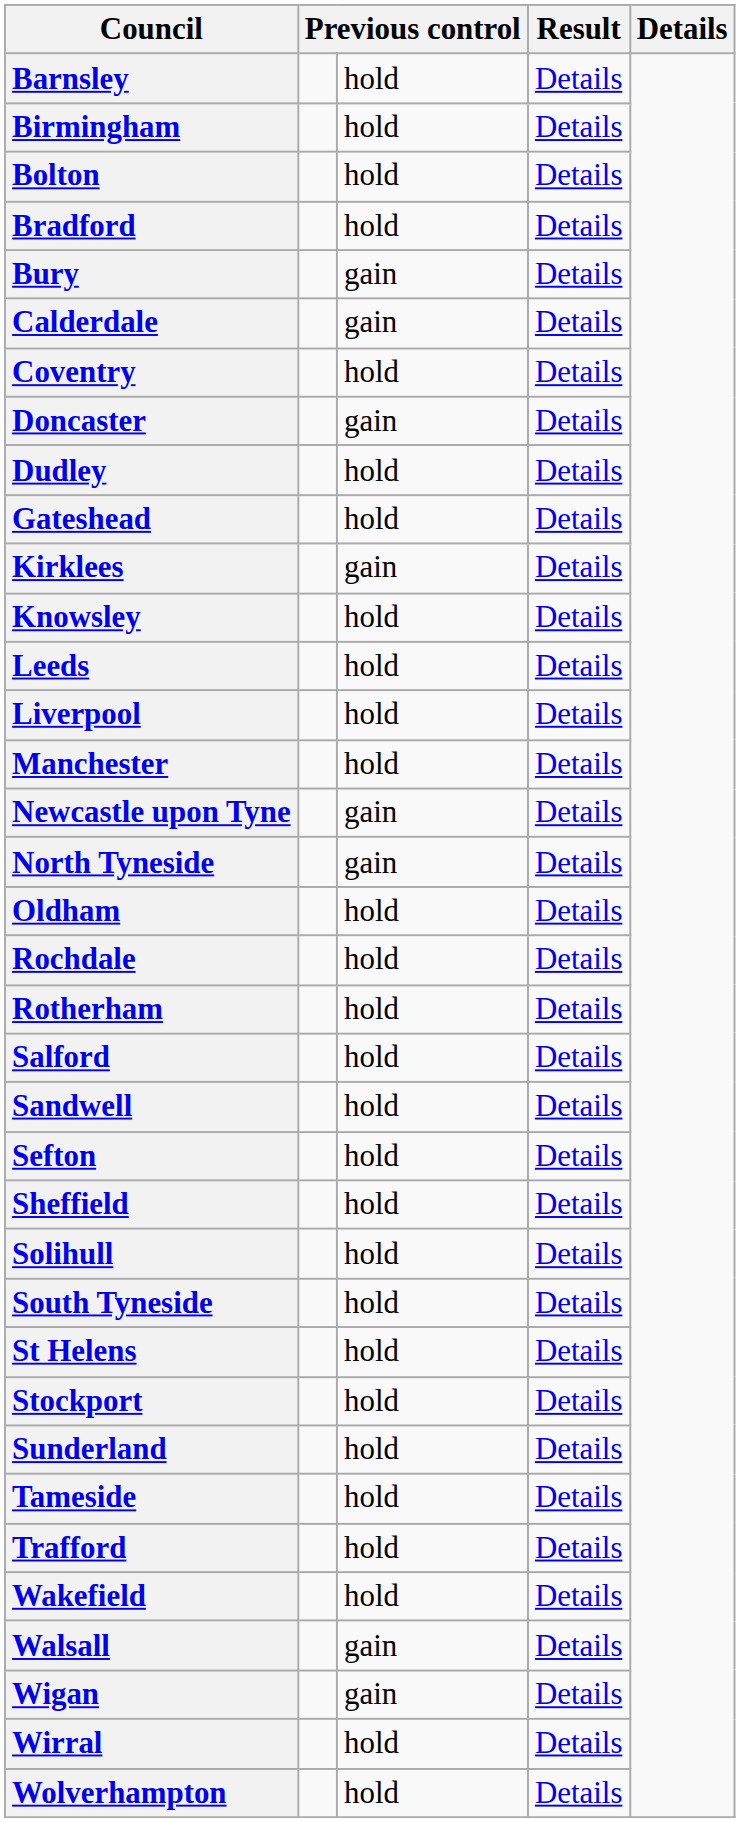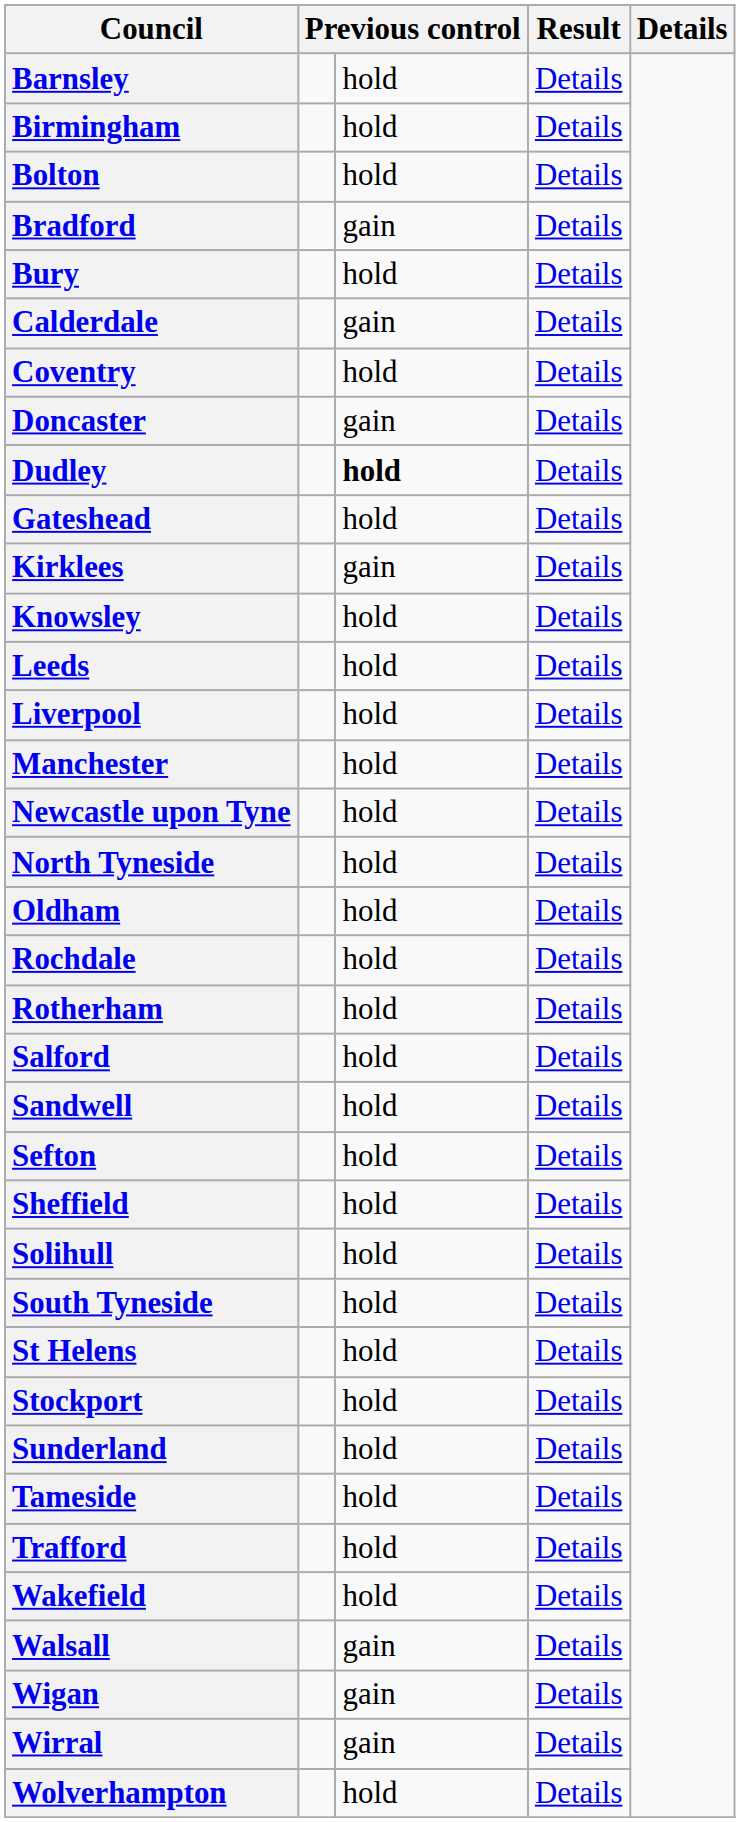(372, 224) hold -> (369, 224) gain
(371, 273) gain -> (370, 273) hold
(372, 469) normal -> (372, 469) bold
(371, 812) gain -> (370, 812) hold
(371, 861) gain -> (370, 861) hold
(372, 1743) hold -> (369, 1743) gain
